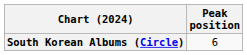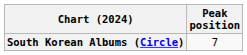(215, 42) 6 -> (215, 42) 7
